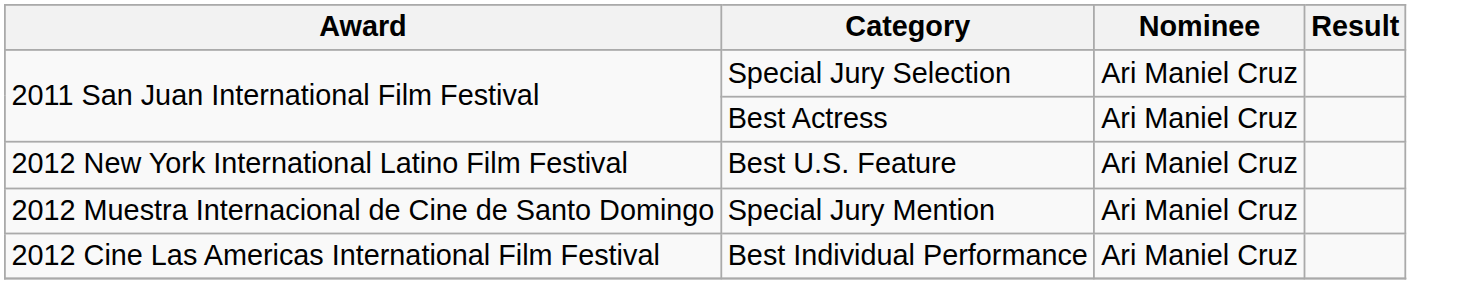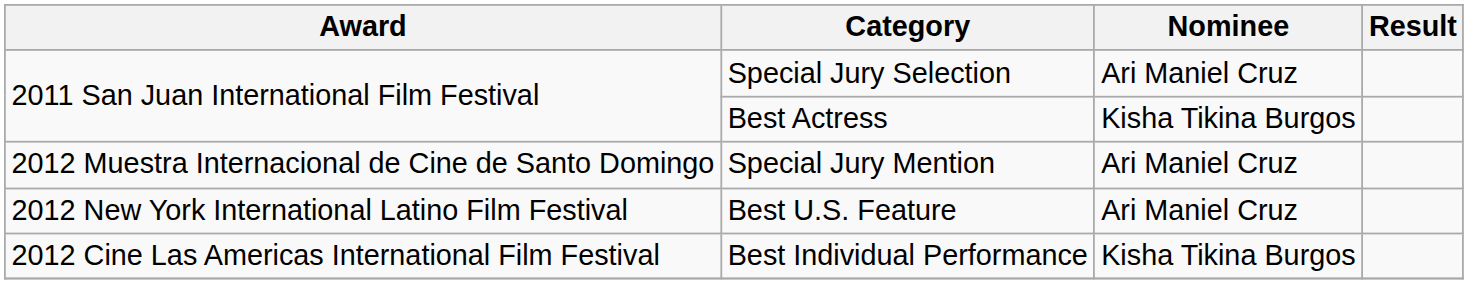(1200, 118) Ari Maniel Cruz -> (1228, 118) Kisha Tikina Burgos
rows swapped: (842, 164) <-> (861, 210)
(1200, 255) Ari Maniel Cruz -> (1228, 255) Kisha Tikina Burgos
